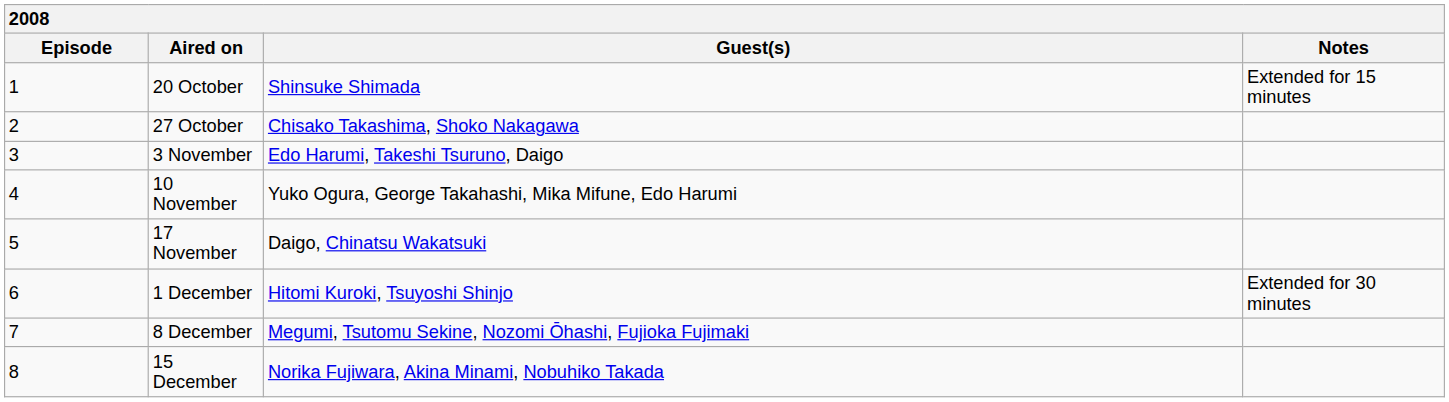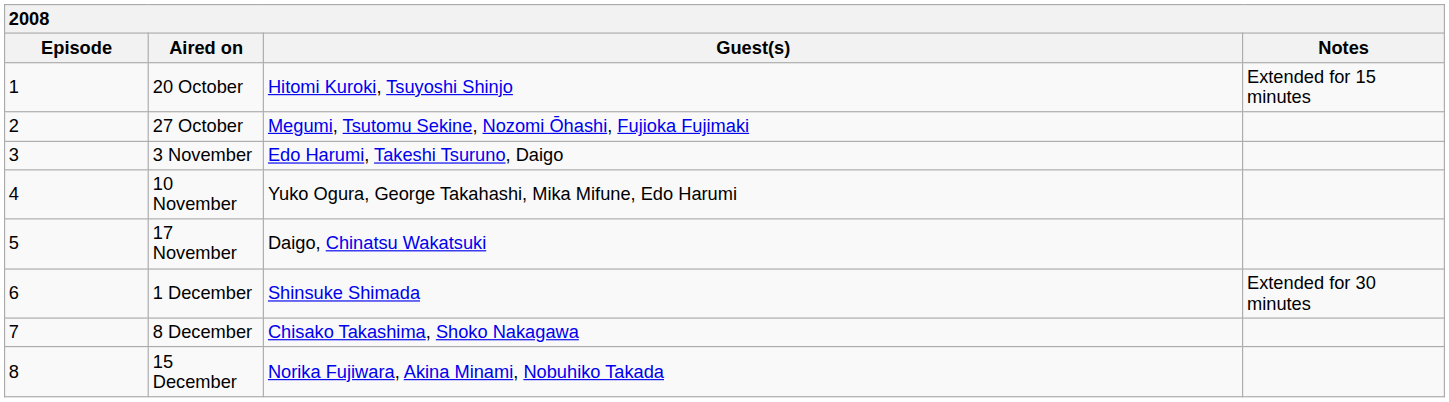(344, 87) Shinsuke Shimada -> (390, 87) Hitomi Kuroki, Tsuyoshi Shinjo
(423, 126) Chisako Takashima, Shoko Nakagawa -> (509, 126) Megumi, Tsutomu Sekine, Nozomi Ōhashi, Fujioka Fujimaki
(390, 293) Hitomi Kuroki, Tsuyoshi Shinjo -> (344, 293) Shinsuke Shimada
(509, 332) Megumi, Tsutomu Sekine, Nozomi Ōhashi, Fujioka Fujimaki -> (423, 332) Chisako Takashima, Shoko Nakagawa
